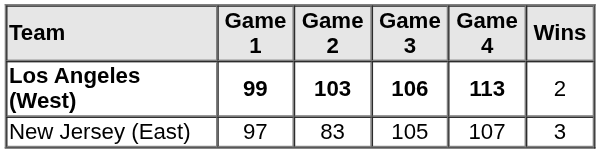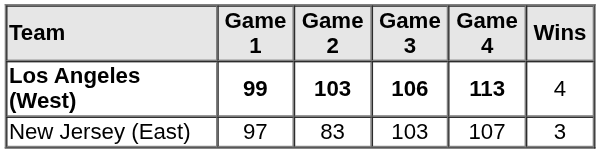(560, 88) 2 -> (560, 88) 4
(410, 131) 105 -> (410, 131) 103
